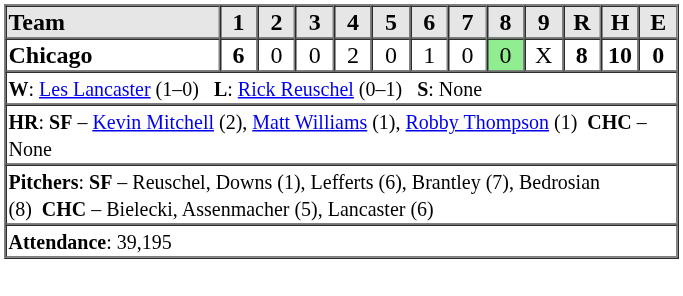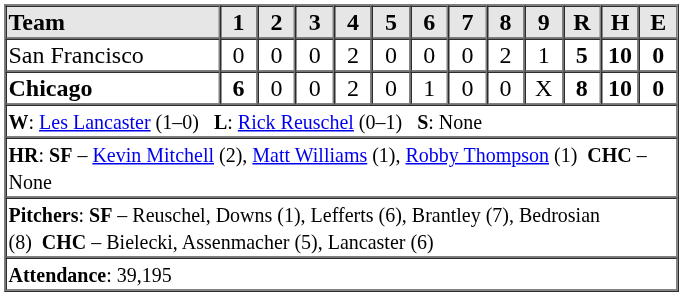+ row: (76, 54)
(506, 54) lightgreen background -> (506, 87) no background
